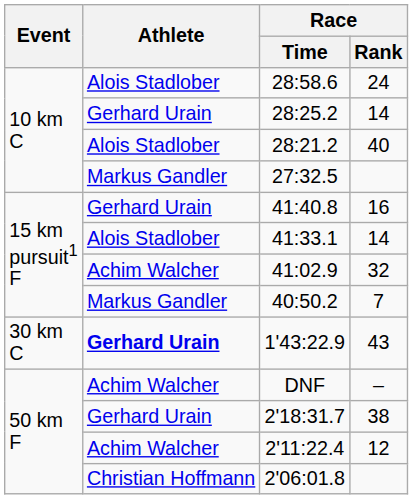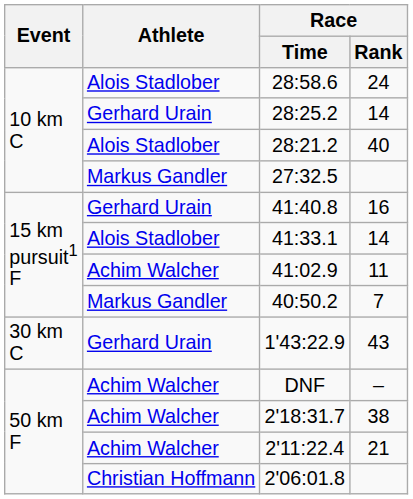(378, 270) 32 -> (378, 270) 11
(153, 343) bold -> (149, 343) normal
(149, 417) Gerhard Urain -> (153, 417) Achim Walcher
(378, 448) 12 -> (378, 448) 21
